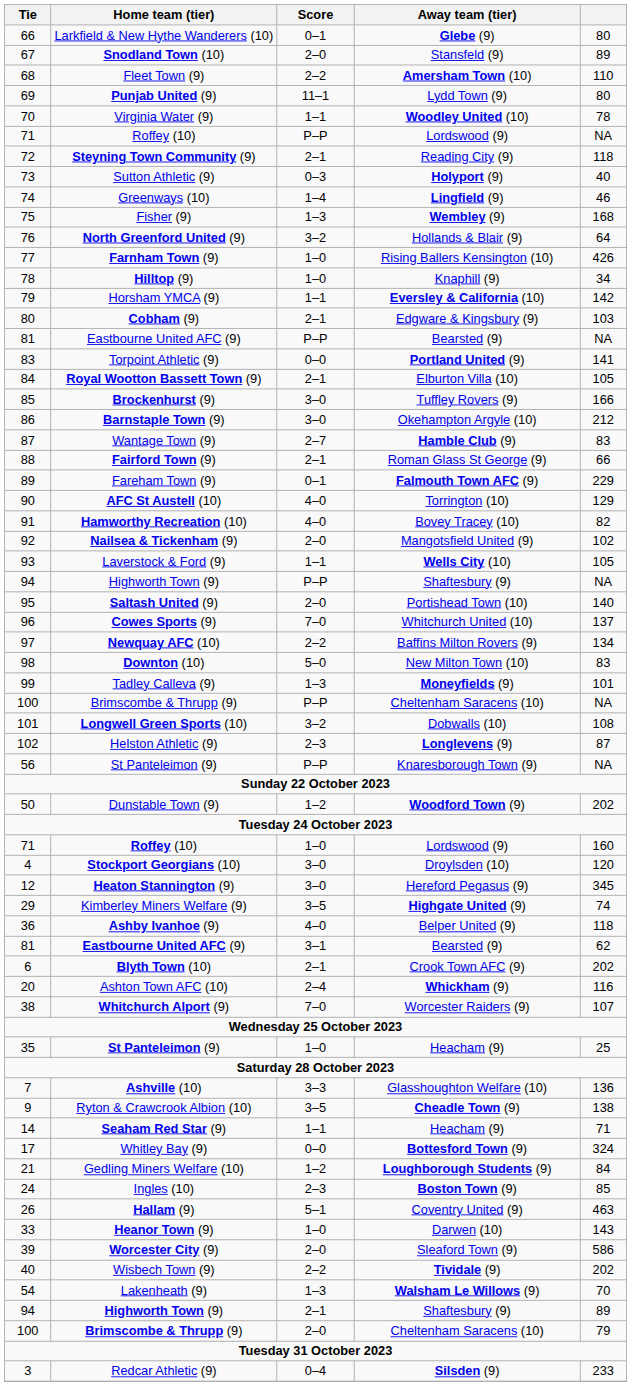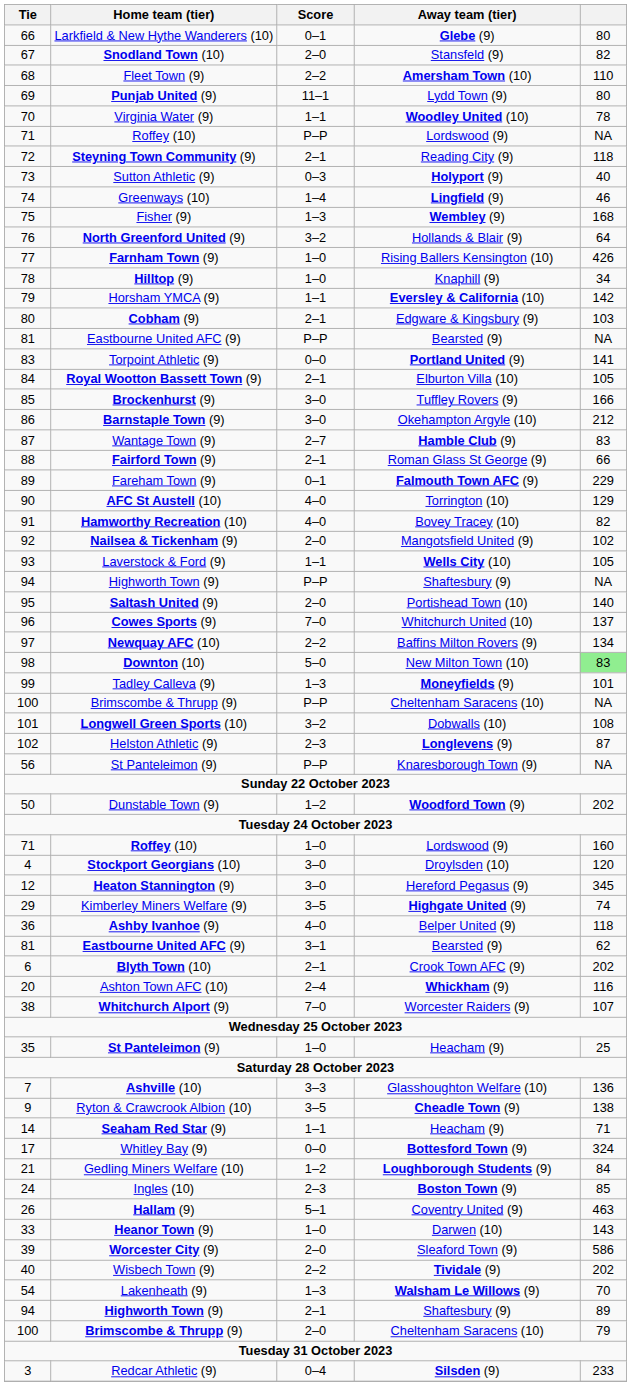(603, 55) 89 -> (603, 55) 82
(603, 663) no background -> (603, 663) lightgreen background
